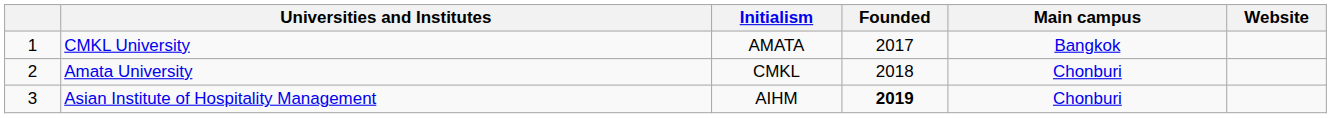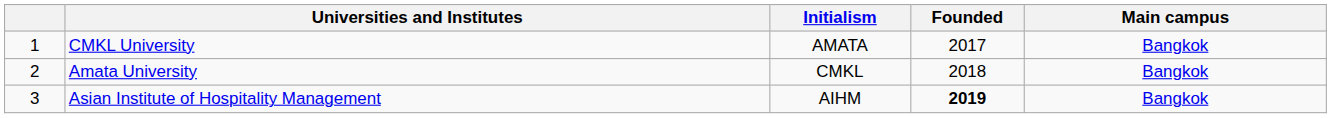- column: (1277, 17)
(1087, 71) Chonburi -> (1175, 71) Bangkok
(1087, 98) Chonburi -> (1175, 98) Bangkok
